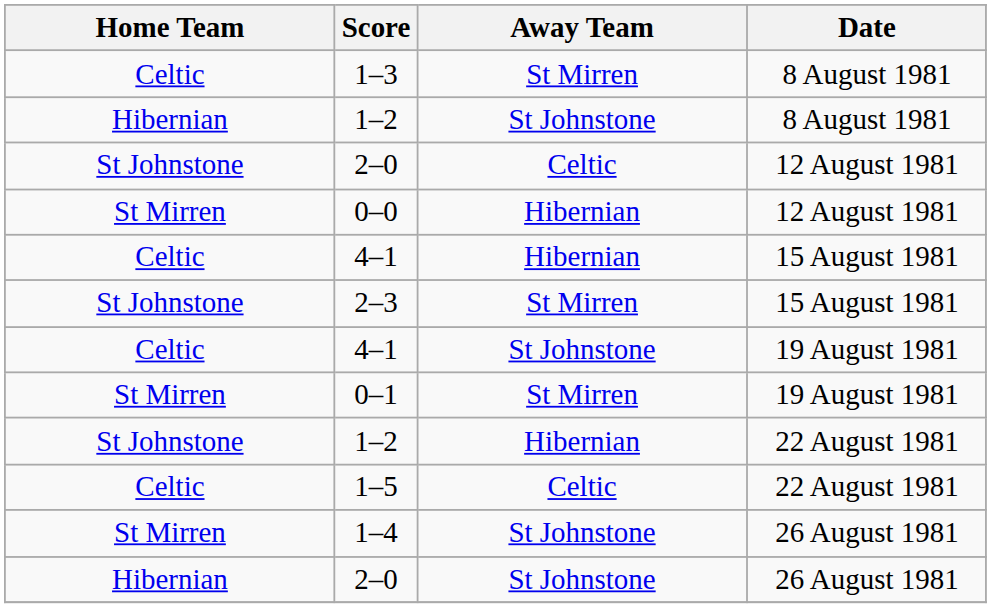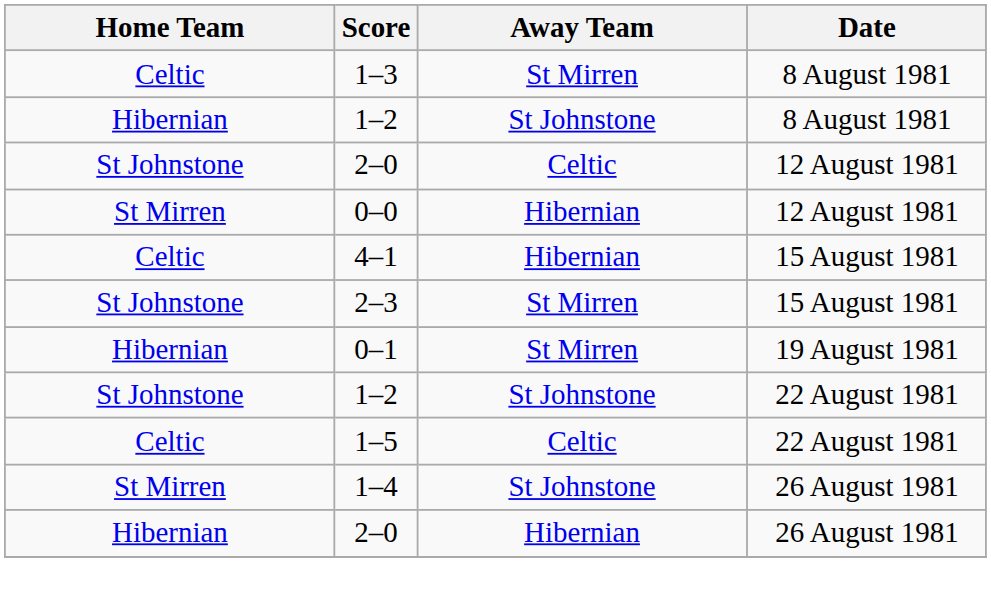- row: (376, 348)
(170, 394) St Mirren -> (170, 348) Hibernian
(582, 440) Hibernian -> (582, 394) St Johnstone
(582, 578) St Johnstone -> (582, 532) Hibernian
